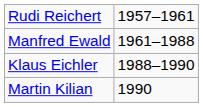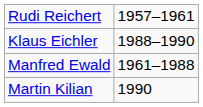rows swapped: (59, 41) <-> (53, 65)
